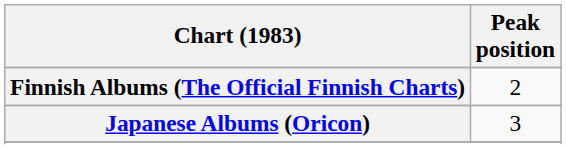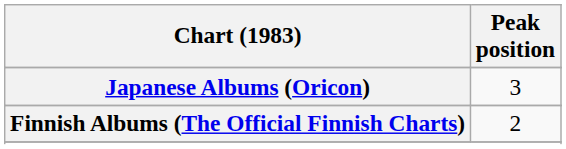rows swapped: (238, 86) <-> (238, 123)
